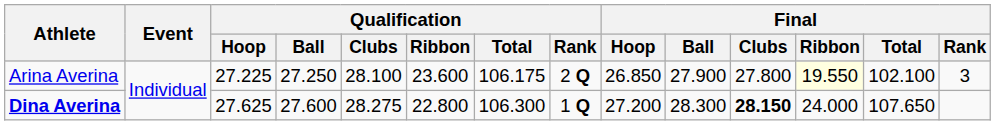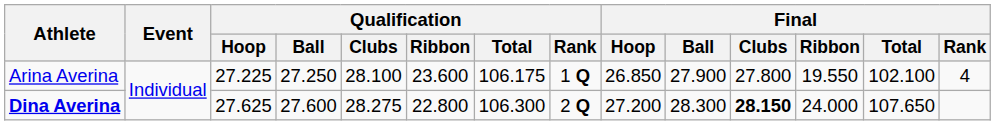(575, 76) 2 Q -> (575, 76) 1 Q
(830, 76) lightyellow background -> (830, 76) no background
(965, 76) 3 -> (965, 76) 4
(575, 105) 1 Q -> (575, 105) 2 Q
